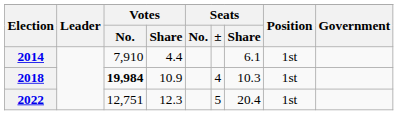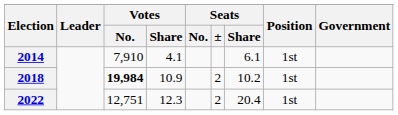(174, 57) 4.4 -> (174, 57) 4.1
(218, 78) 4 -> (218, 78) 2
(249, 78) 10.3 -> (249, 78) 10.2
(218, 99) 5 -> (218, 99) 2
